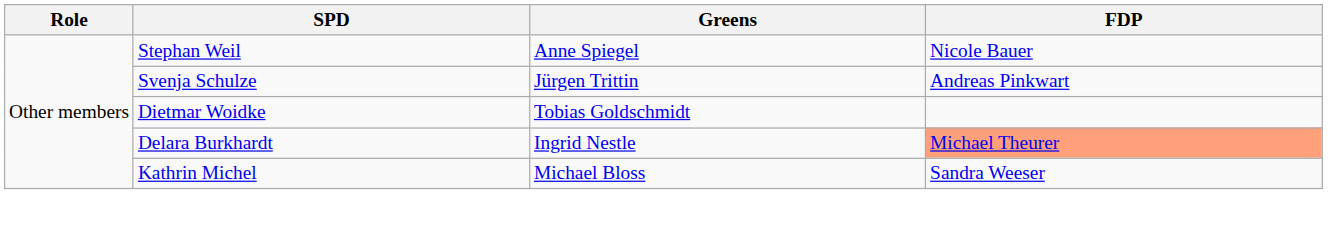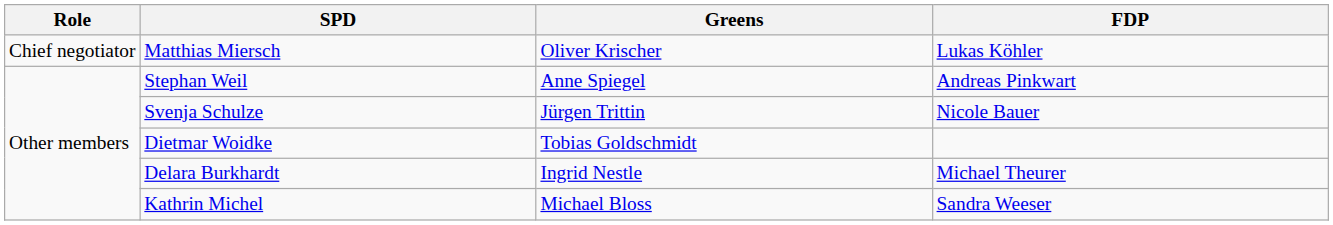+ row: (212, 50)
(981, 50) Nicole Bauer -> (1006, 81) Andreas Pinkwart
(1000, 81) Andreas Pinkwart -> (988, 111) Nicole Bauer
(995, 142) lightsalmon background -> (1001, 173) no background
